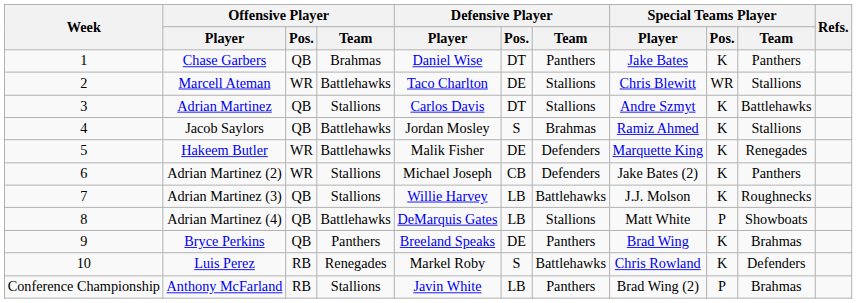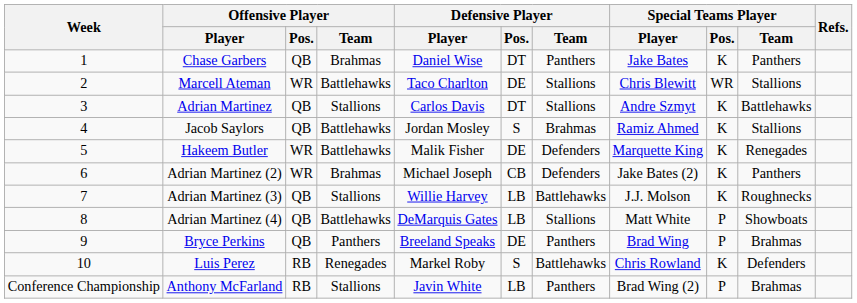(356, 173) Stallions -> (356, 173) Brahmas
(722, 241) K -> (722, 241) P
